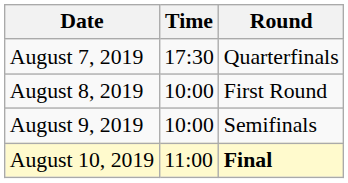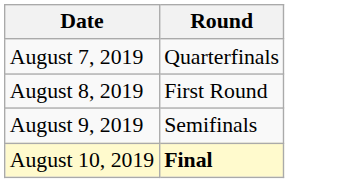- column: (189, 21)
